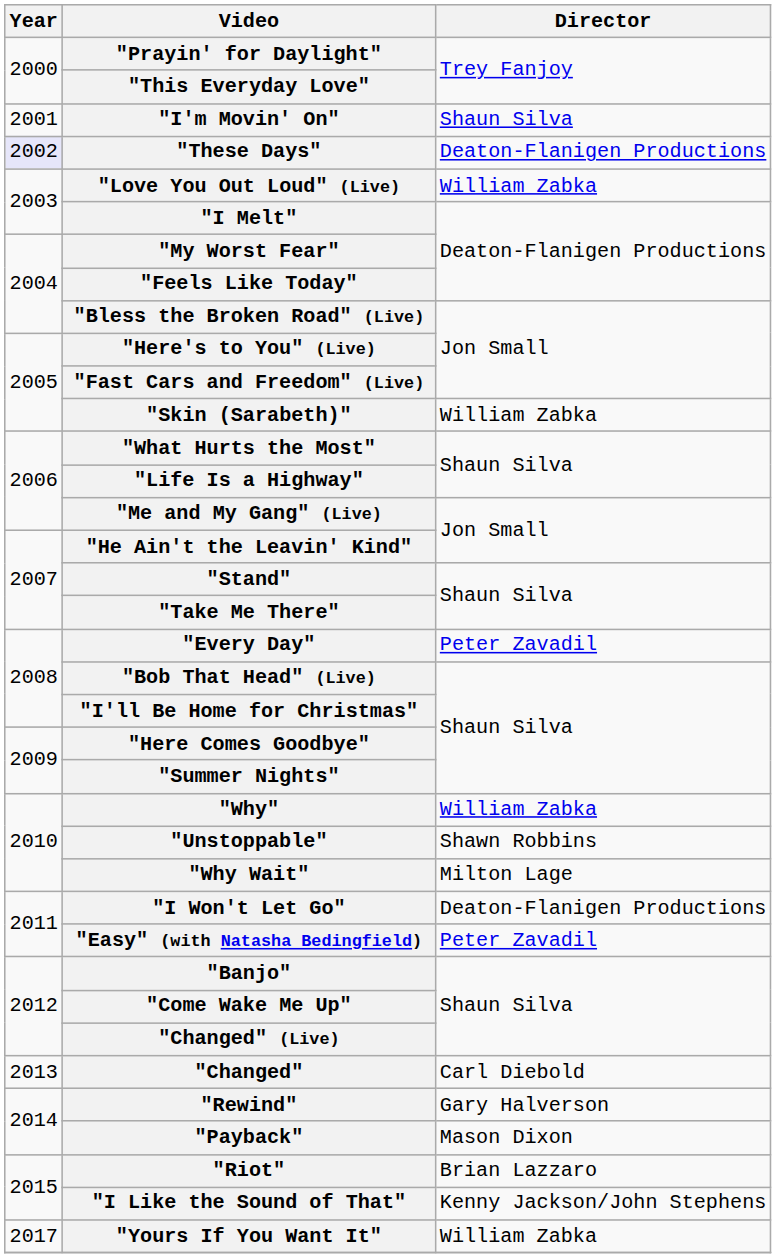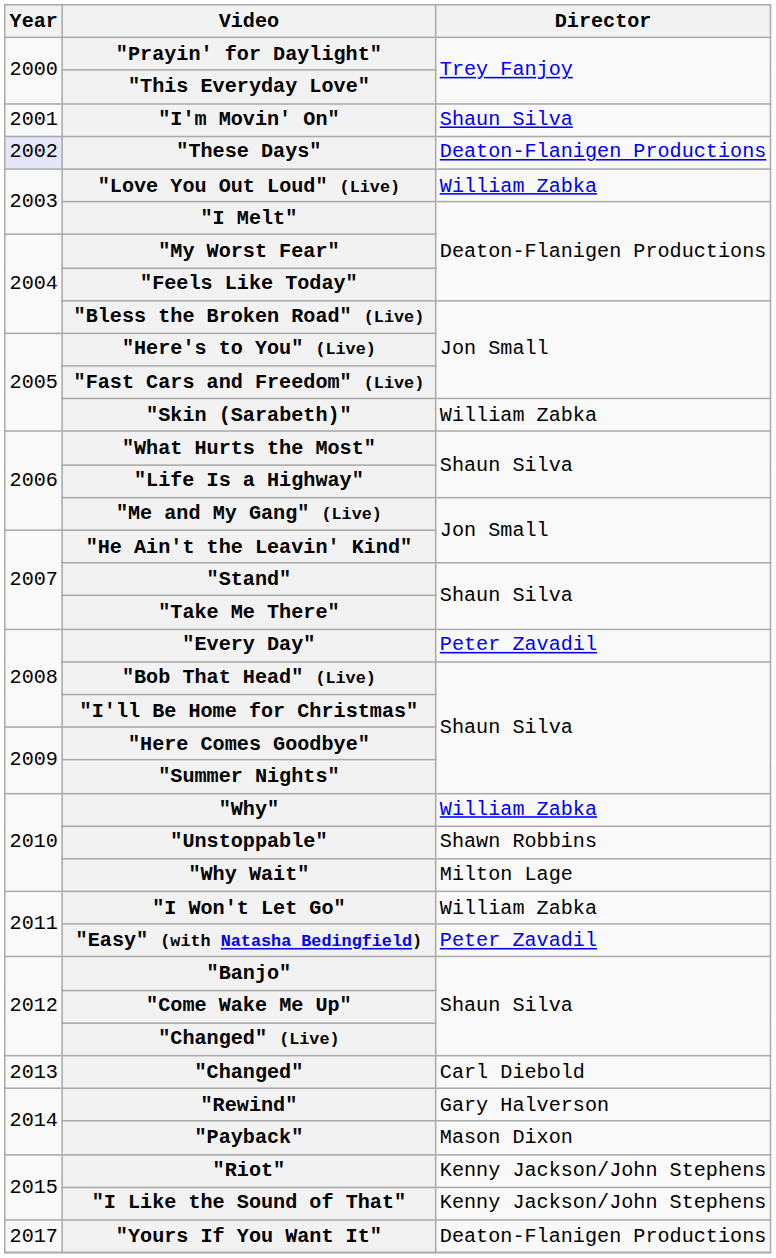(603, 908) Deaton-Flanigen Productions -> (518, 908) William Zabka
(518, 1171) Brian Lazzaro -> (603, 1171) Kenny Jackson/John Stephens
(518, 1236) William Zabka -> (603, 1236) Deaton-Flanigen Productions
